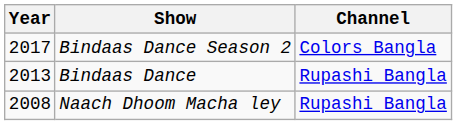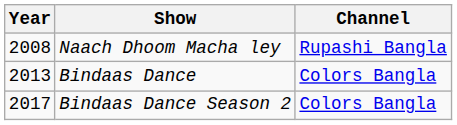rows swapped: (170, 105) <-> (175, 48)
(373, 76) Rupashi Bangla -> (368, 76) Colors Bangla
